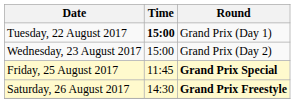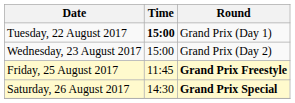(229, 70) Grand Prix Special -> (234, 70) Grand Prix Freestyle
(234, 88) Grand Prix Freestyle -> (229, 88) Grand Prix Special
